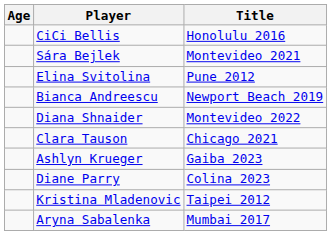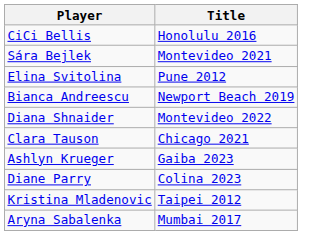- column: (19, 15)
